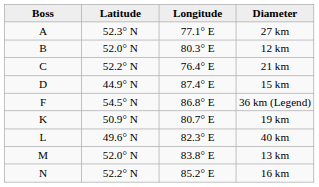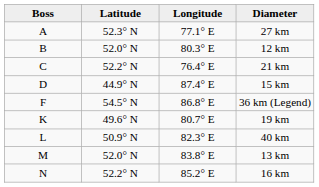(120, 119) 50.9° N -> (120, 119) 49.6° N
(120, 137) 49.6° N -> (120, 137) 50.9° N
